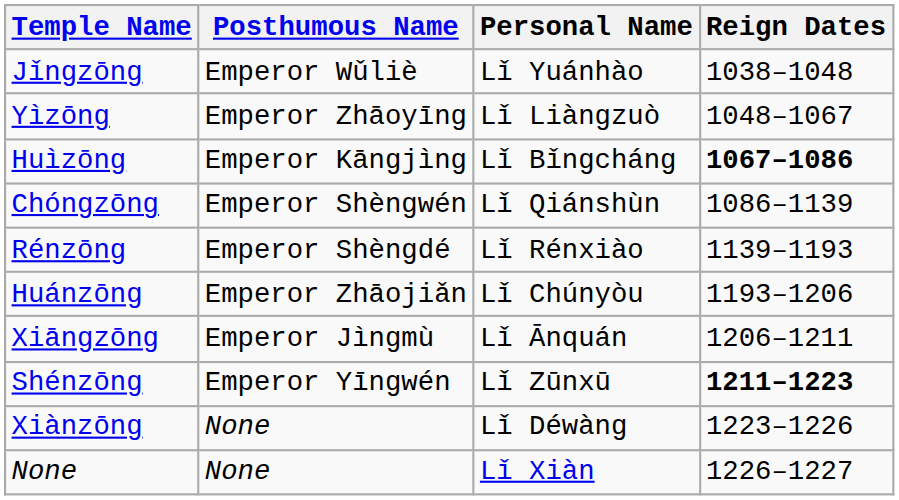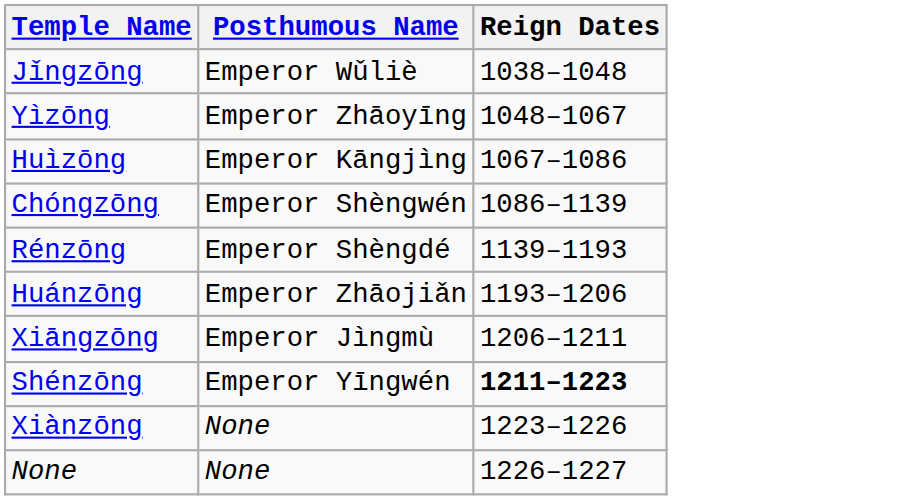- column: (586, 27)
(780, 161) bold -> (554, 161) normal
